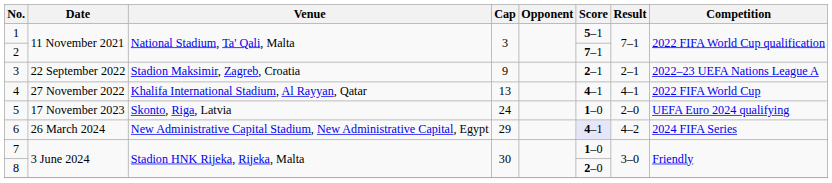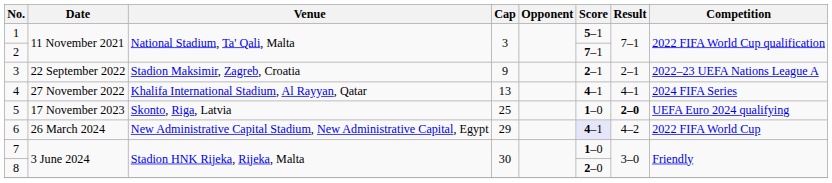(706, 91) 2022 FIFA World Cup -> (695, 91) 2024 FIFA Series
(505, 110) 24 -> (505, 110) 25
(630, 110) normal -> (630, 110) bold
(695, 129) 2024 FIFA Series -> (706, 129) 2022 FIFA World Cup
